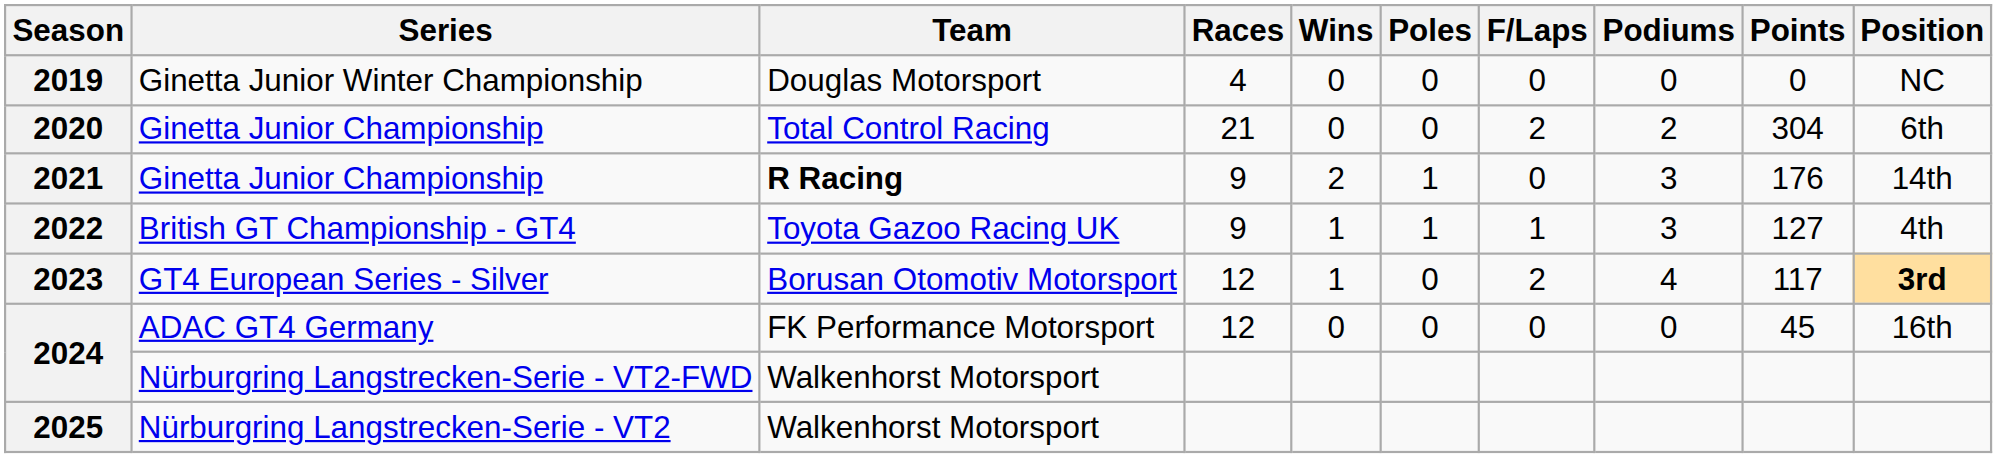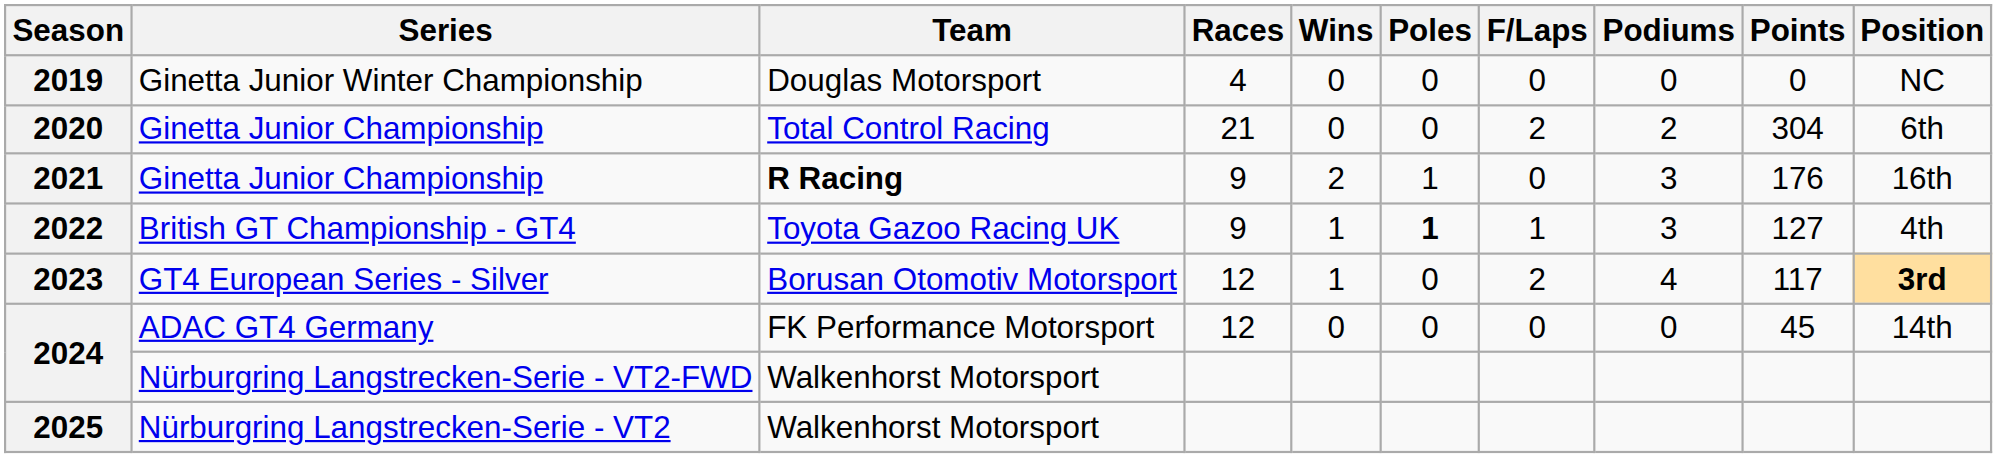(1922, 179) 14th -> (1922, 179) 16th
(1430, 229) normal -> (1430, 229) bold
(1922, 328) 16th -> (1922, 328) 14th
